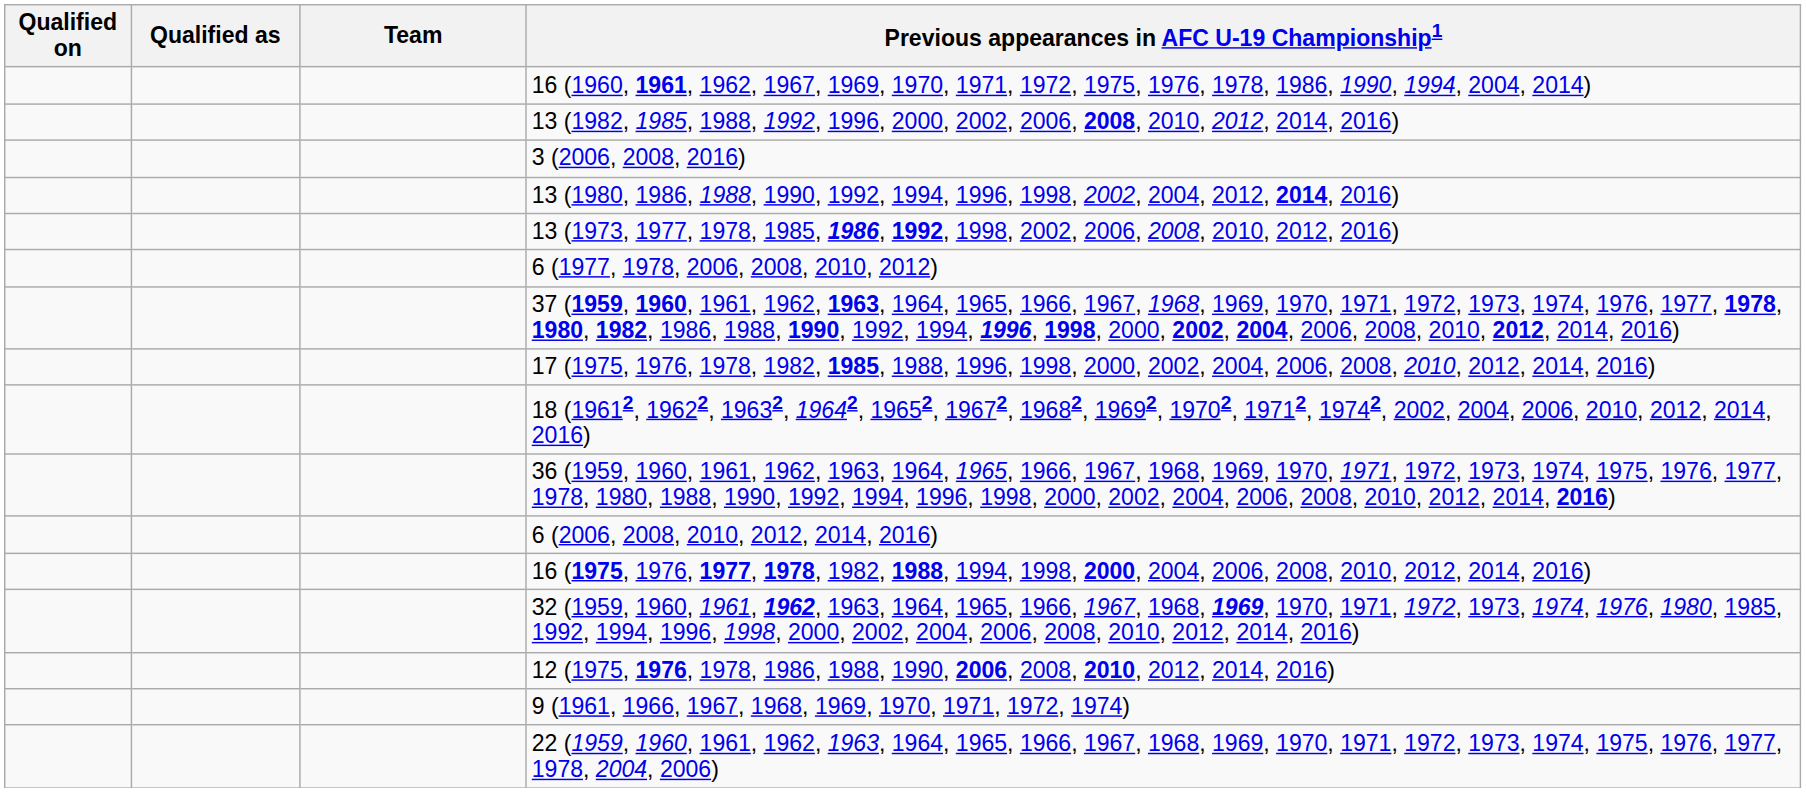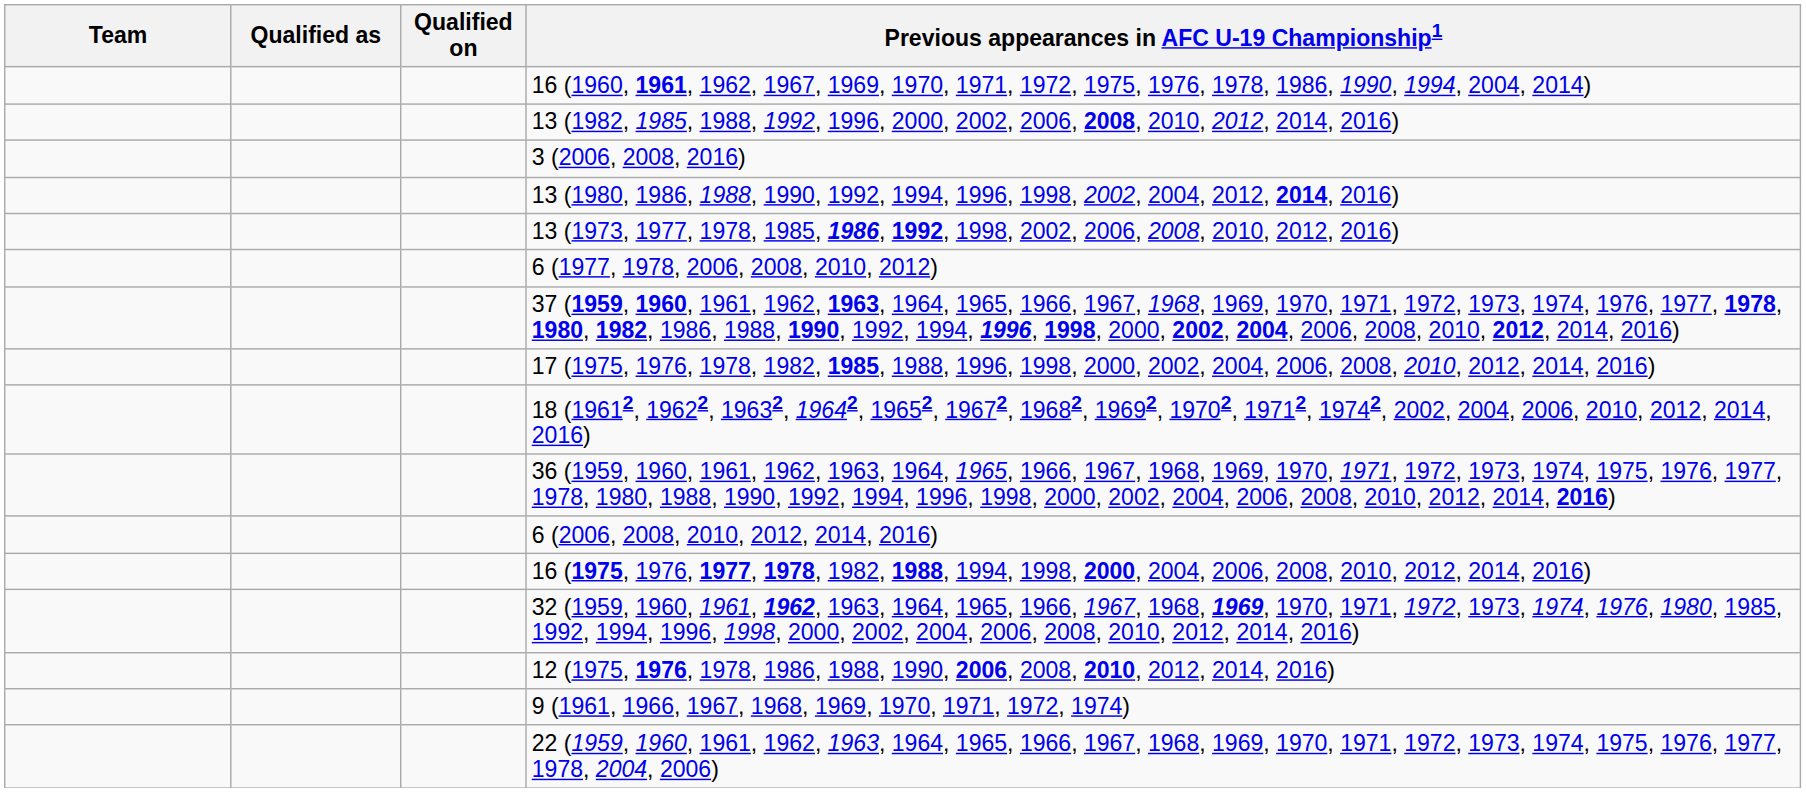columns swapped: (413, 35) <-> (68, 35)
